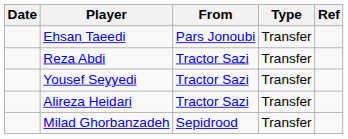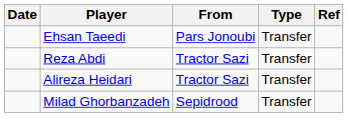- row: (90, 79)
